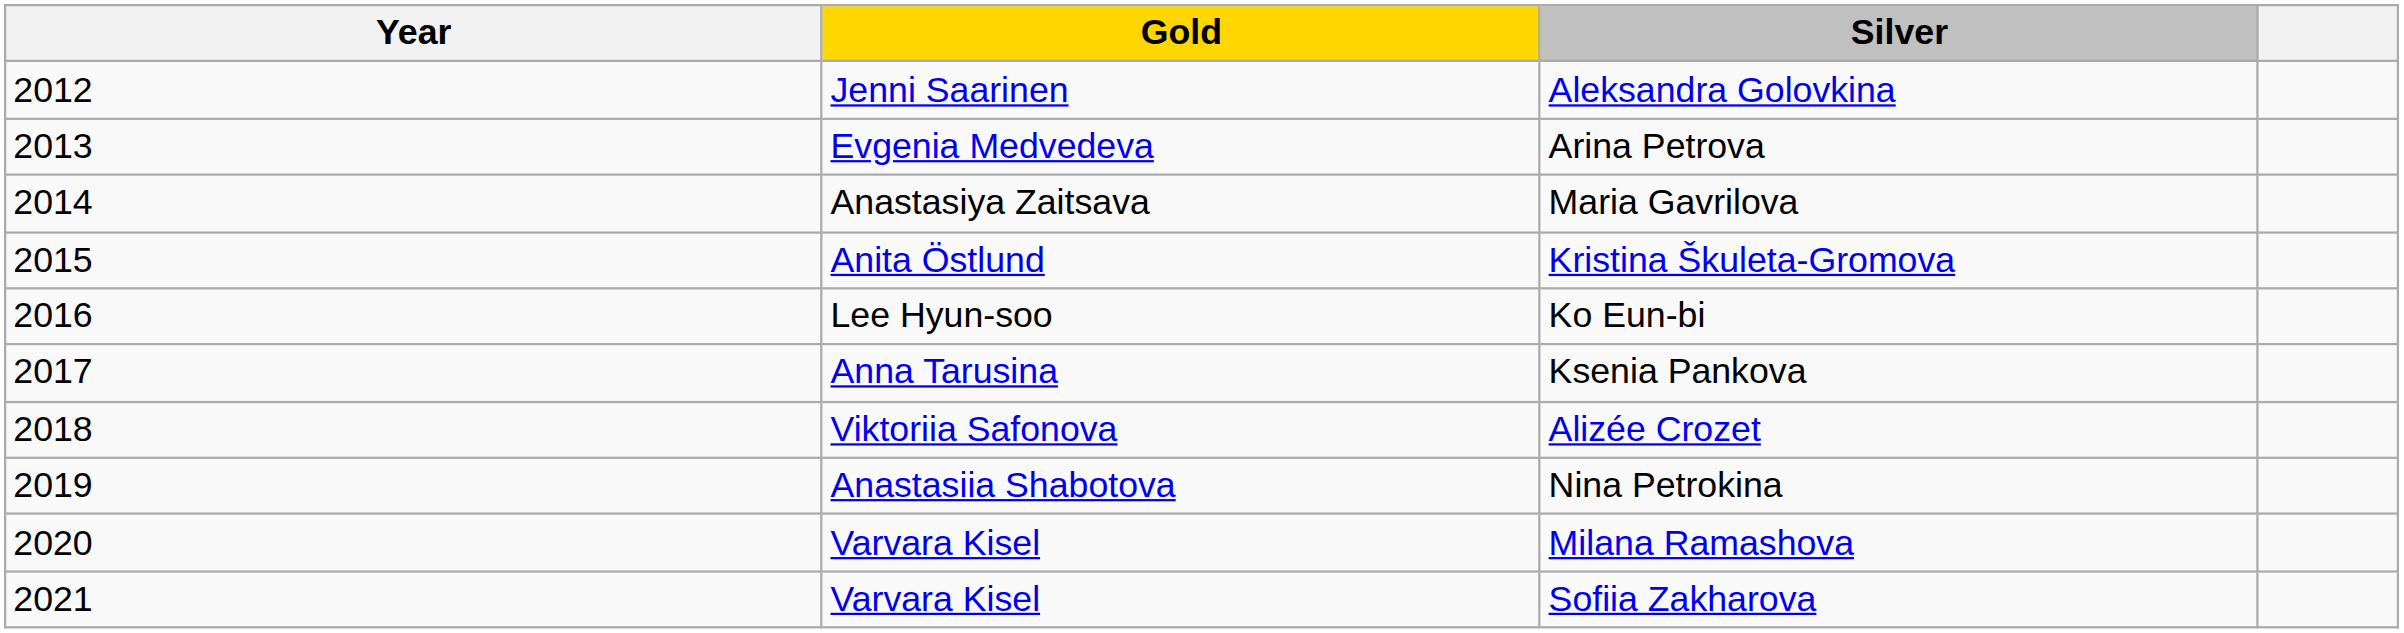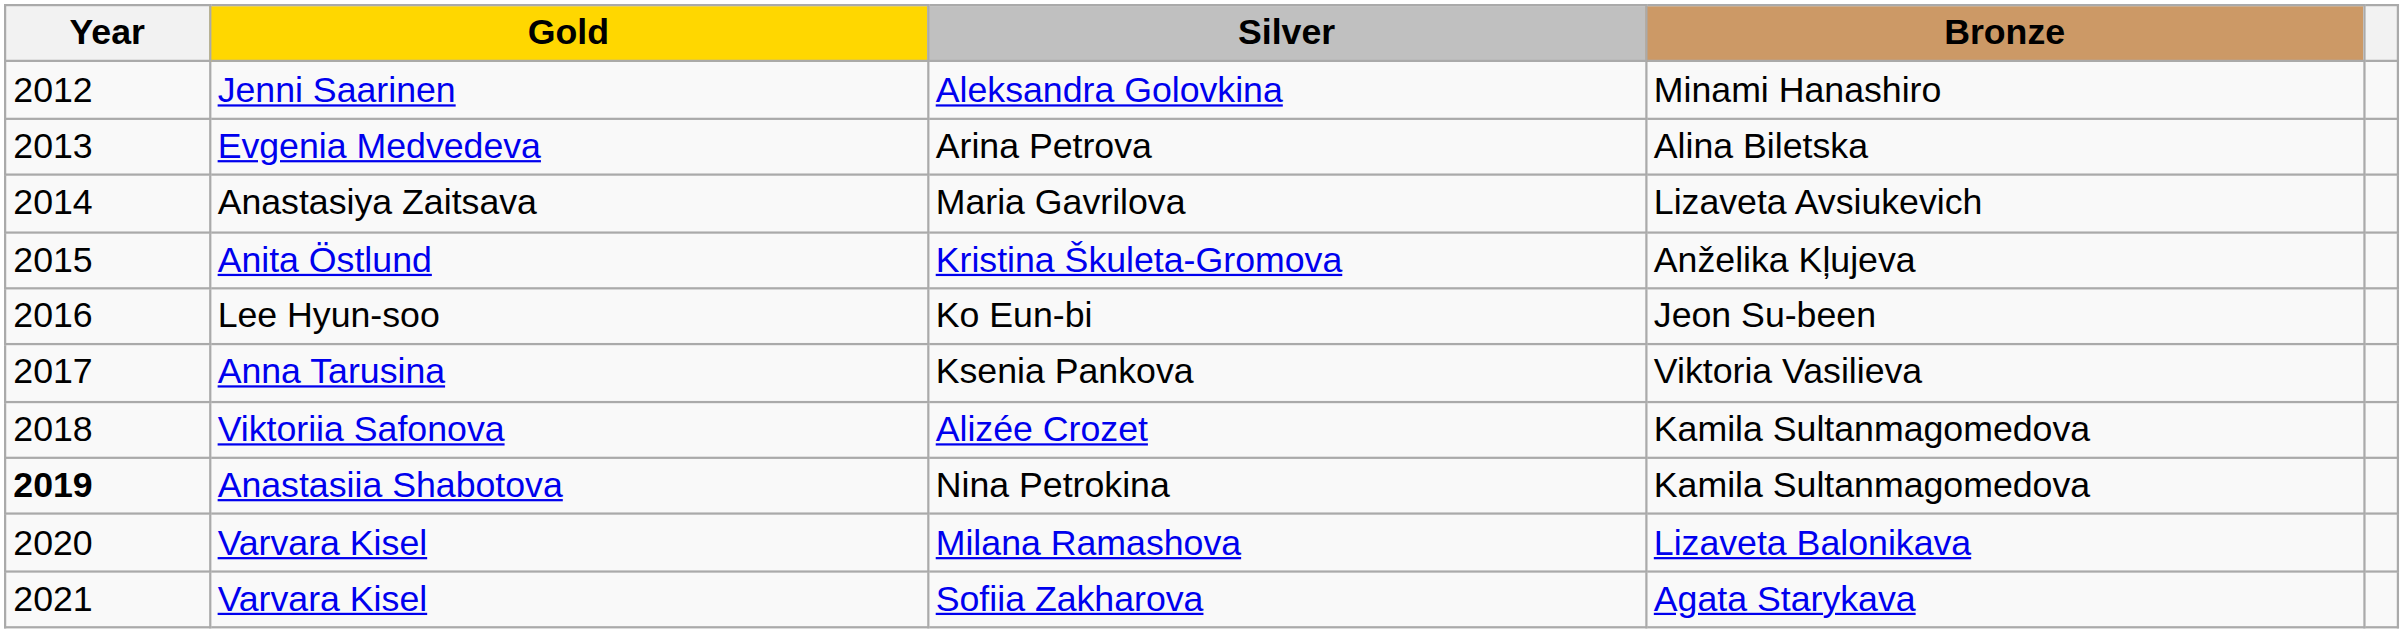+ column: (2005, 32)
(53, 485) normal -> (53, 485) bold
